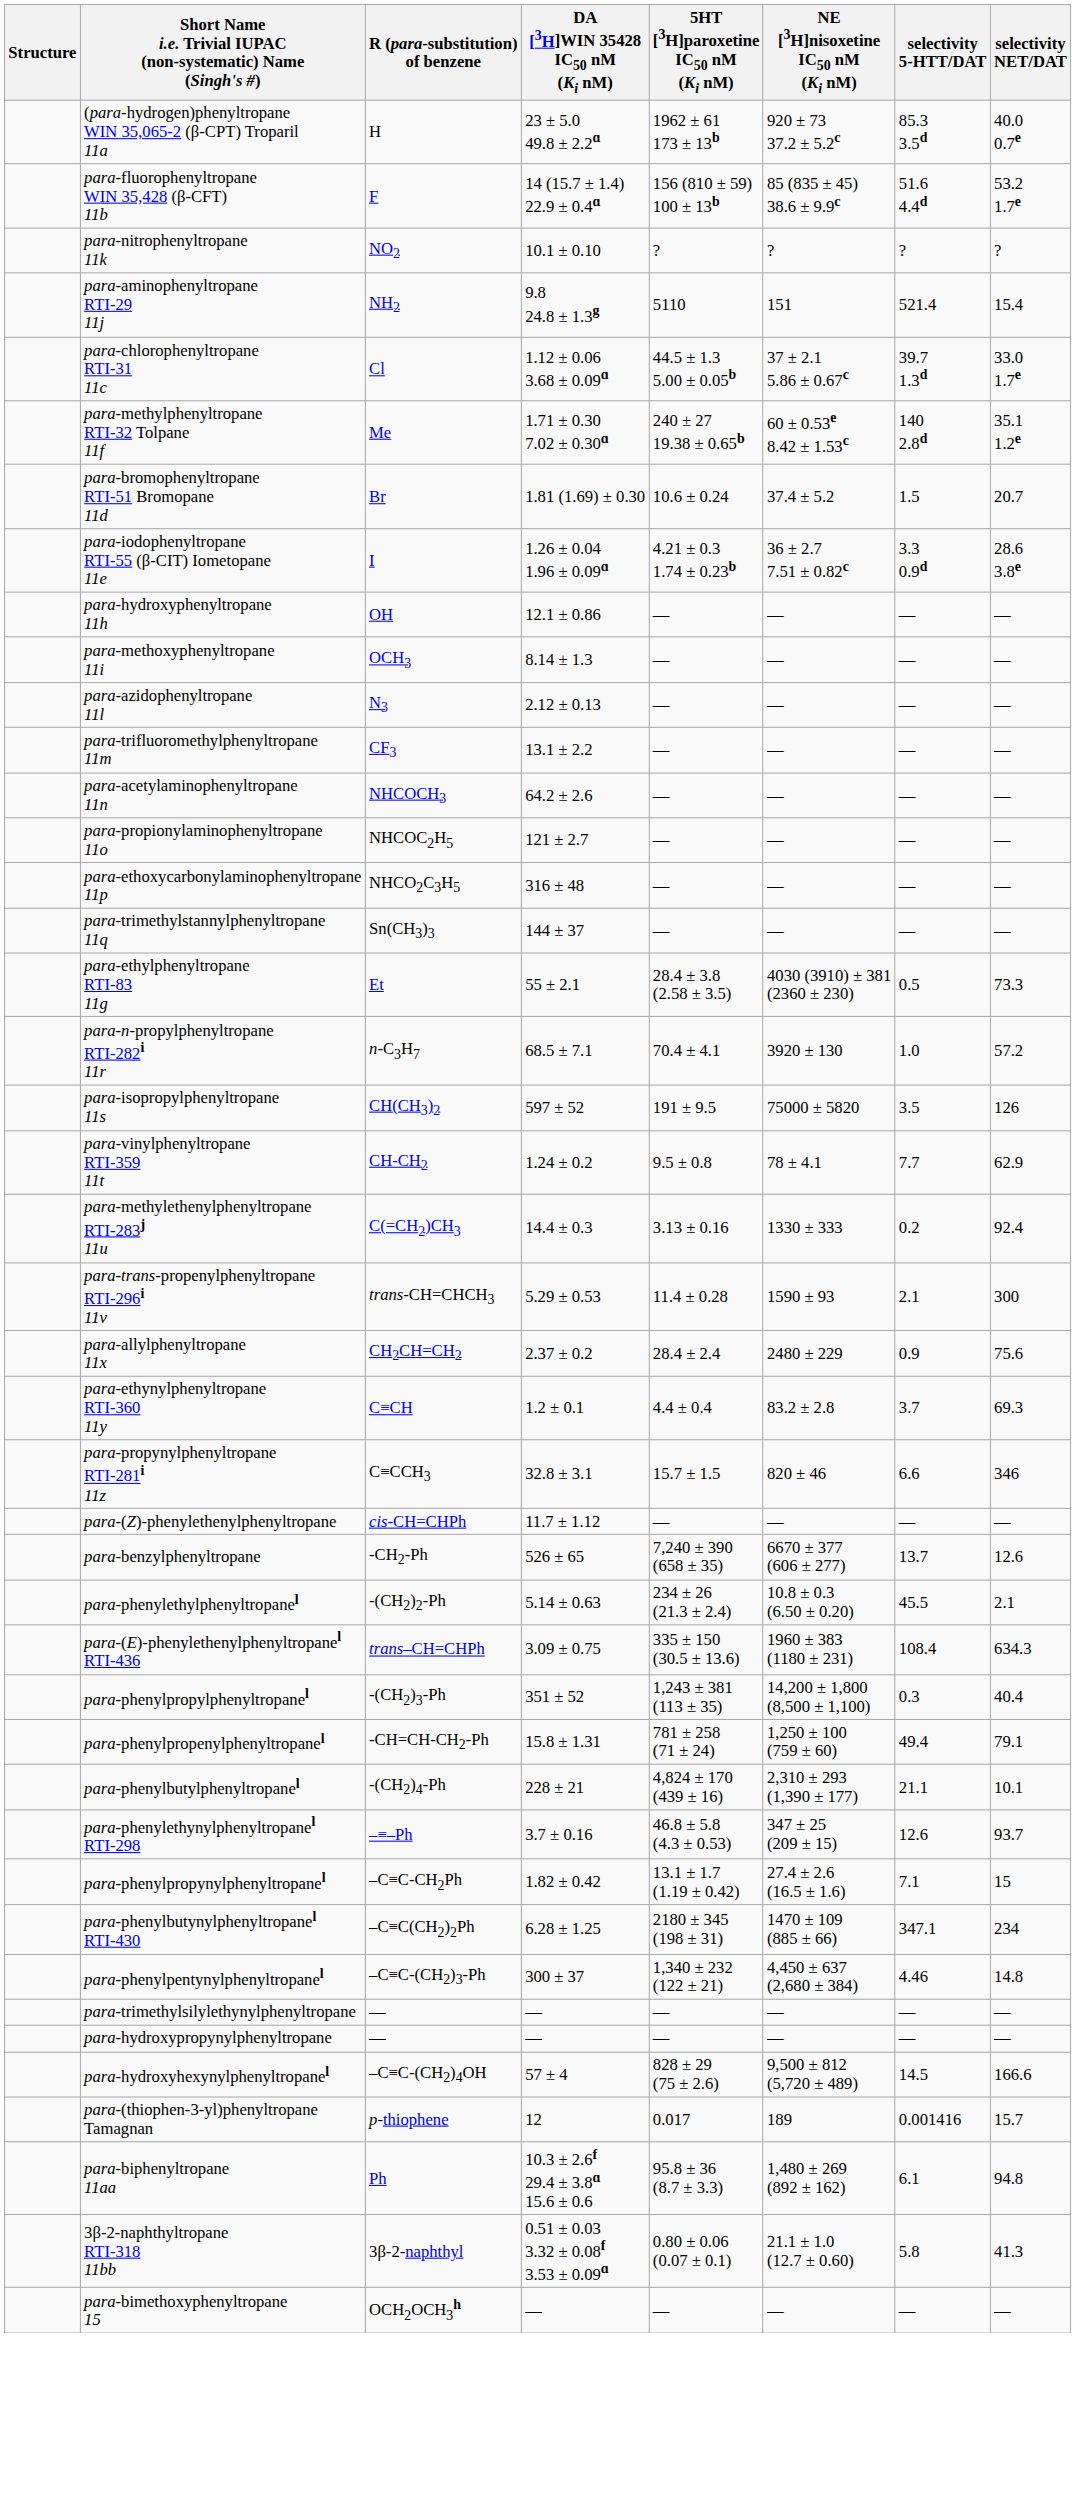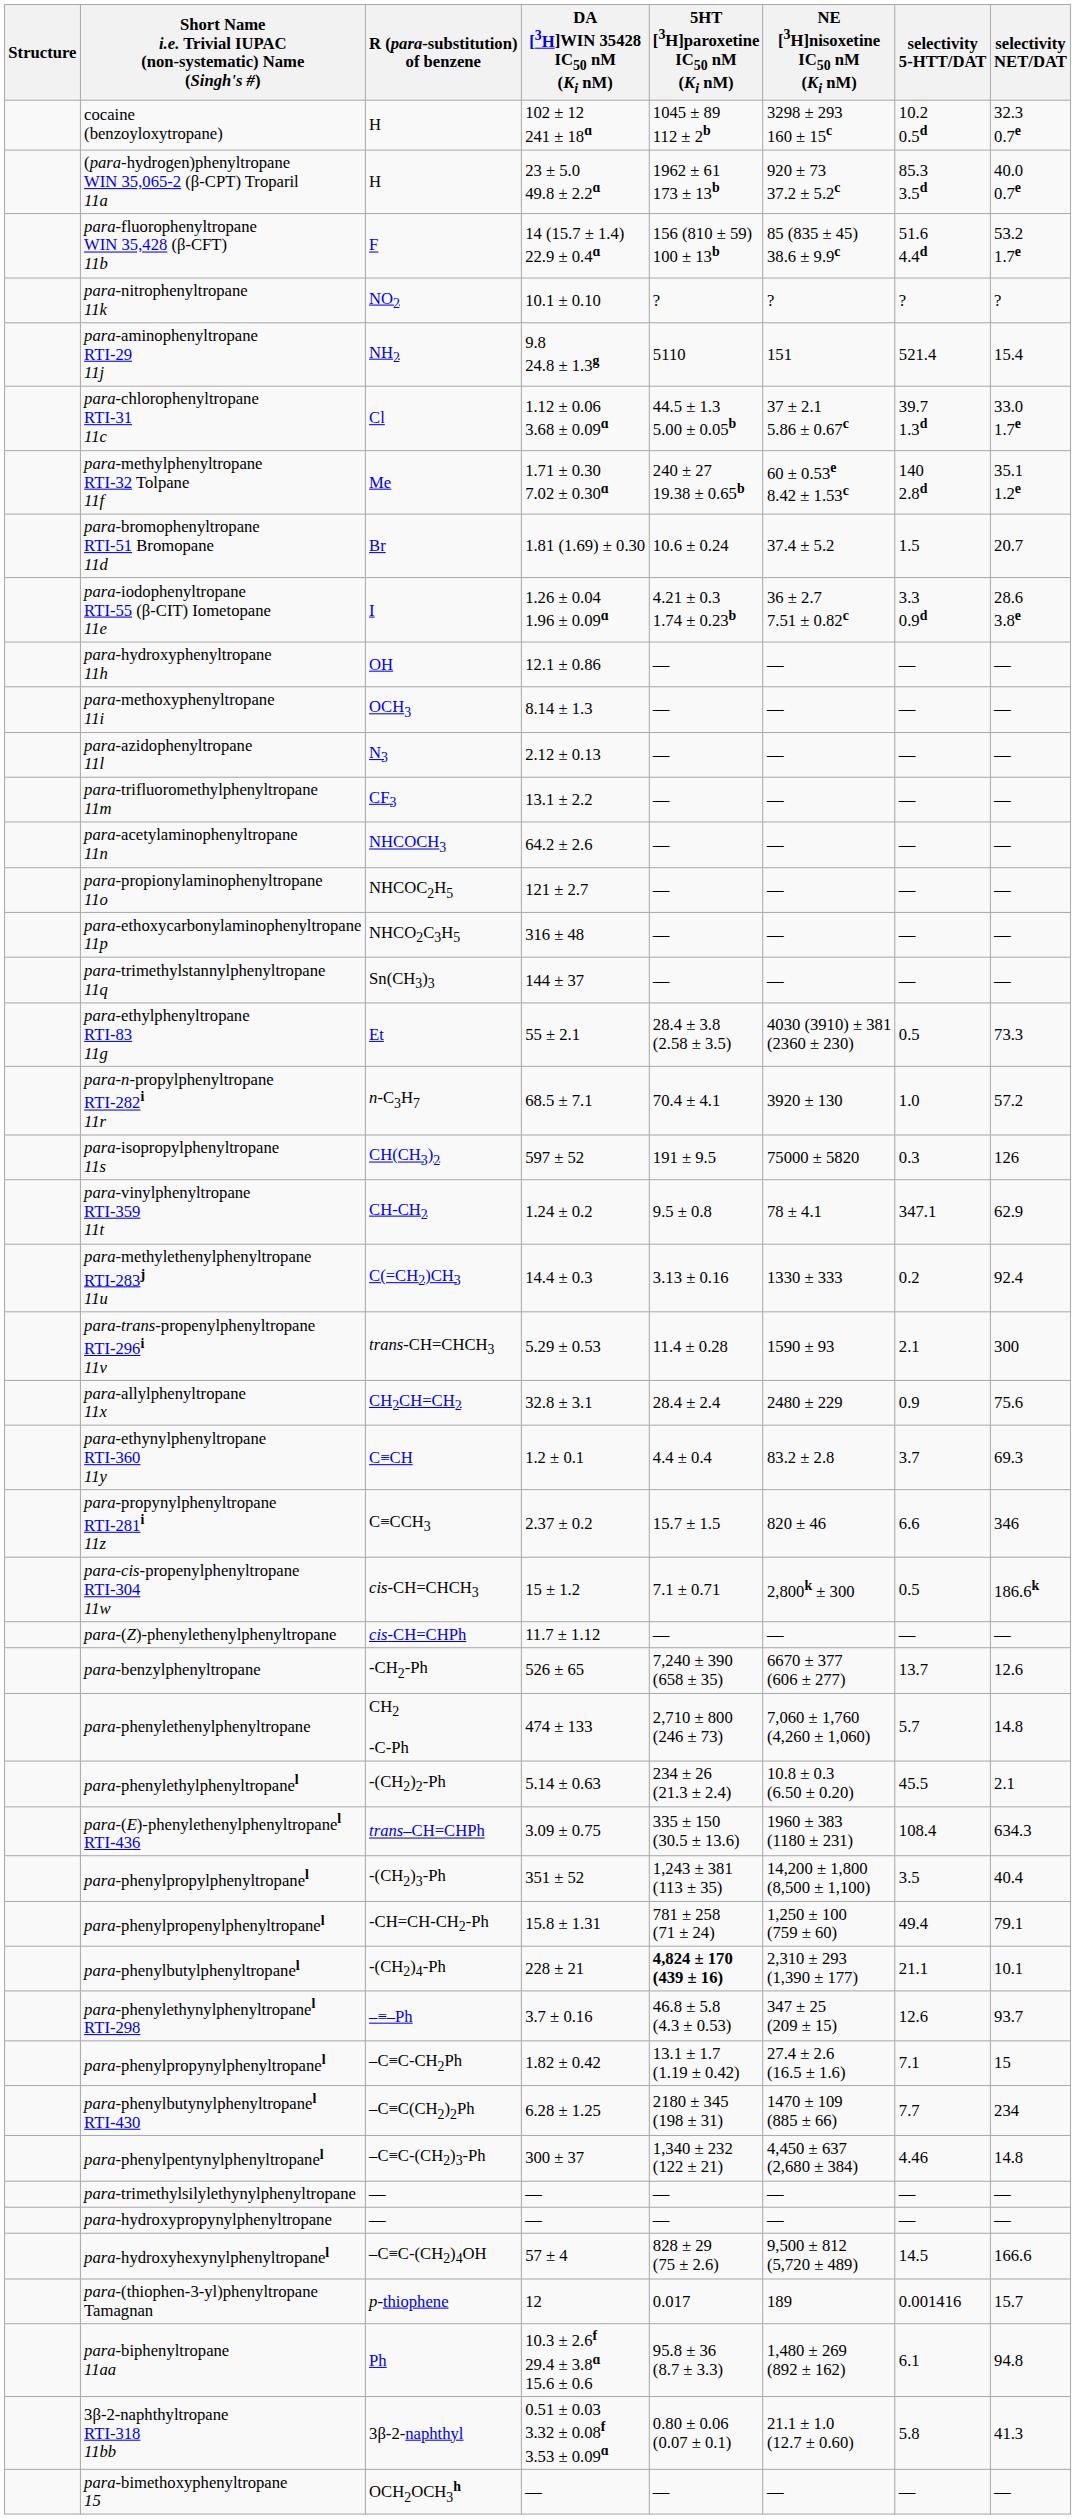+ row: (153, 125)
(909, 1107) 3.5 -> (909, 1157) 0.3
(909, 1162) 7.7 -> (918, 1211) 347.1
(559, 1353) 2.37 ± 0.2 -> (559, 1402) 32.8 ± 3.1
(559, 1473) 32.8 ± 3.1 -> (559, 1523) 2.37 ± 0.2
+ row: (192, 1589)
+ row: (197, 1727)
(909, 1696) 0.3 -> (909, 1878) 3.5
(693, 1787) normal -> (693, 1968) bold
(918, 1929) 347.1 -> (909, 2110) 7.7
